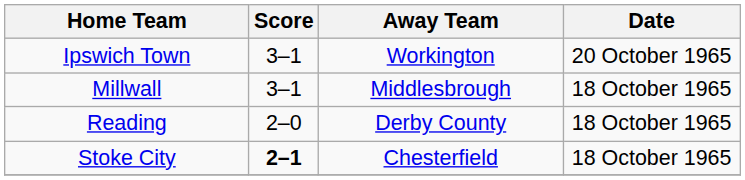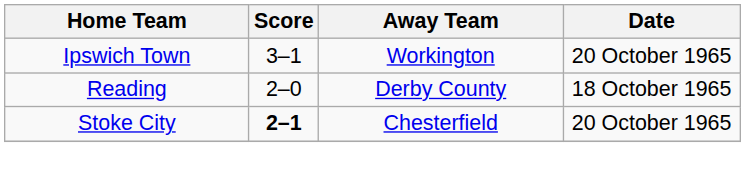- row: (127, 89)
(652, 157) 18 October 1965 -> (652, 123) 20 October 1965
